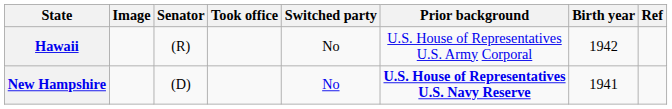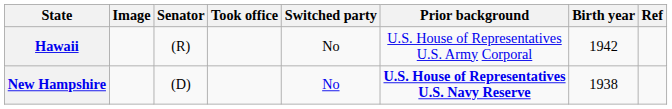(604, 84) 1941 -> (604, 84) 1938
